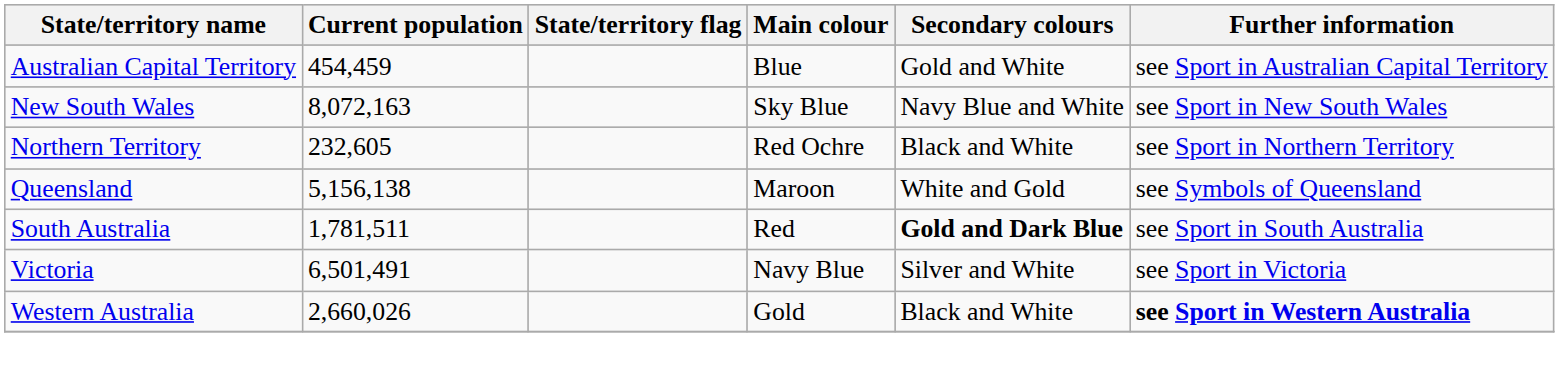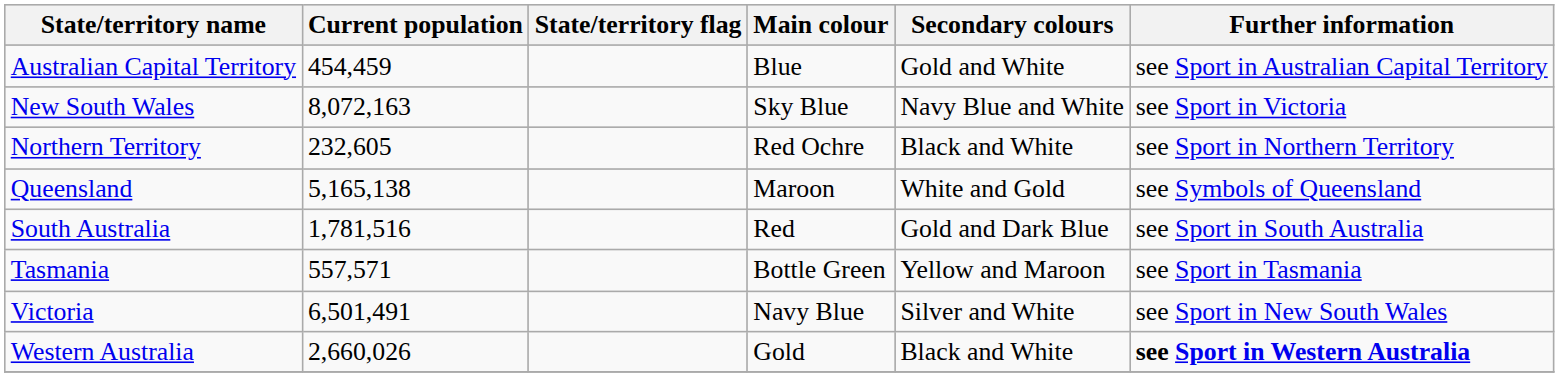(1292, 106) see Sport in New South Wales -> (1241, 106) see Sport in Victoria
(359, 188) 5,156,138 -> (359, 188) 5,165,138
(359, 229) 1,781,511 -> (359, 229) 1,781,516
(1012, 229) bold -> (1005, 229) normal
+ row: (60, 270)
(1241, 270) see Sport in Victoria -> (1292, 310) see Sport in New South Wales
